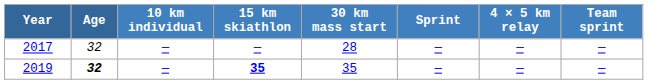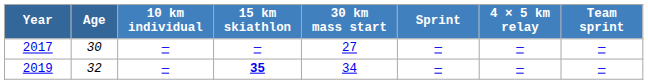(94, 49) 32 -> (94, 49) 30
(349, 49) 28 -> (349, 49) 27
(94, 69) bold -> (94, 69) normal
(349, 69) 35 -> (349, 69) 34
